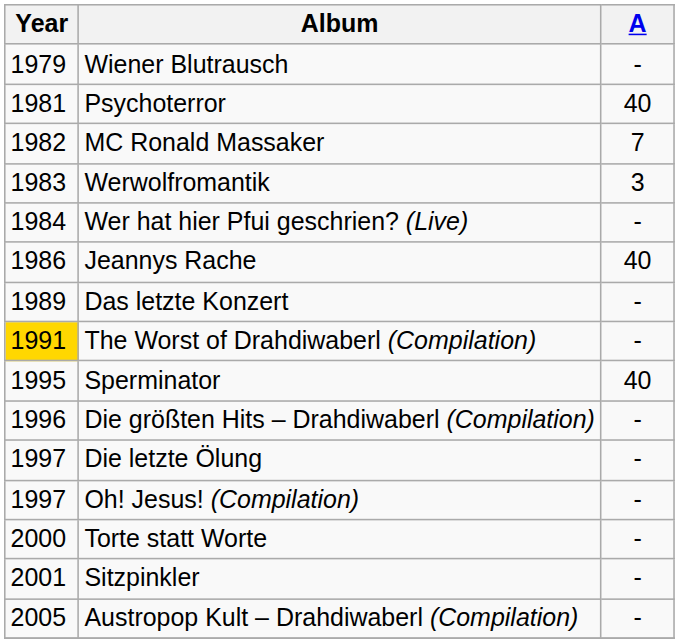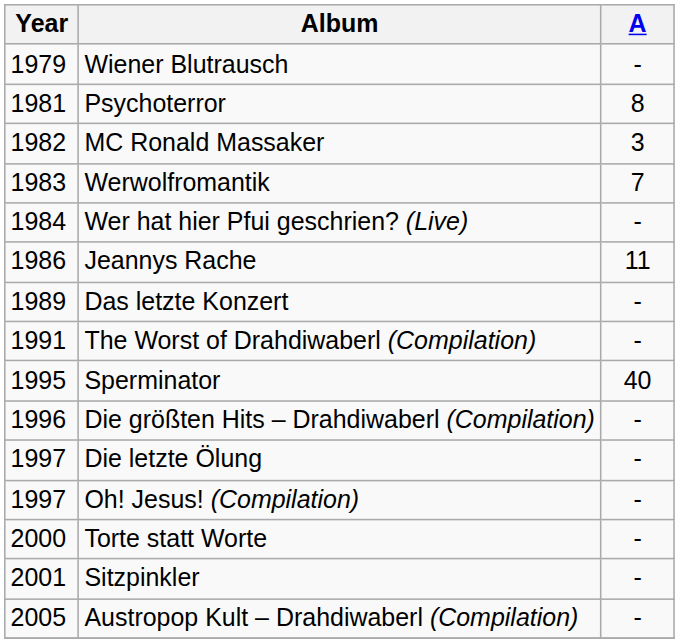(638, 103) 40 -> (638, 103) 8
(638, 143) 7 -> (638, 143) 3
(638, 182) 3 -> (638, 182) 7
(638, 261) 40 -> (638, 261) 11
(38, 340) gold background -> (38, 340) no background
